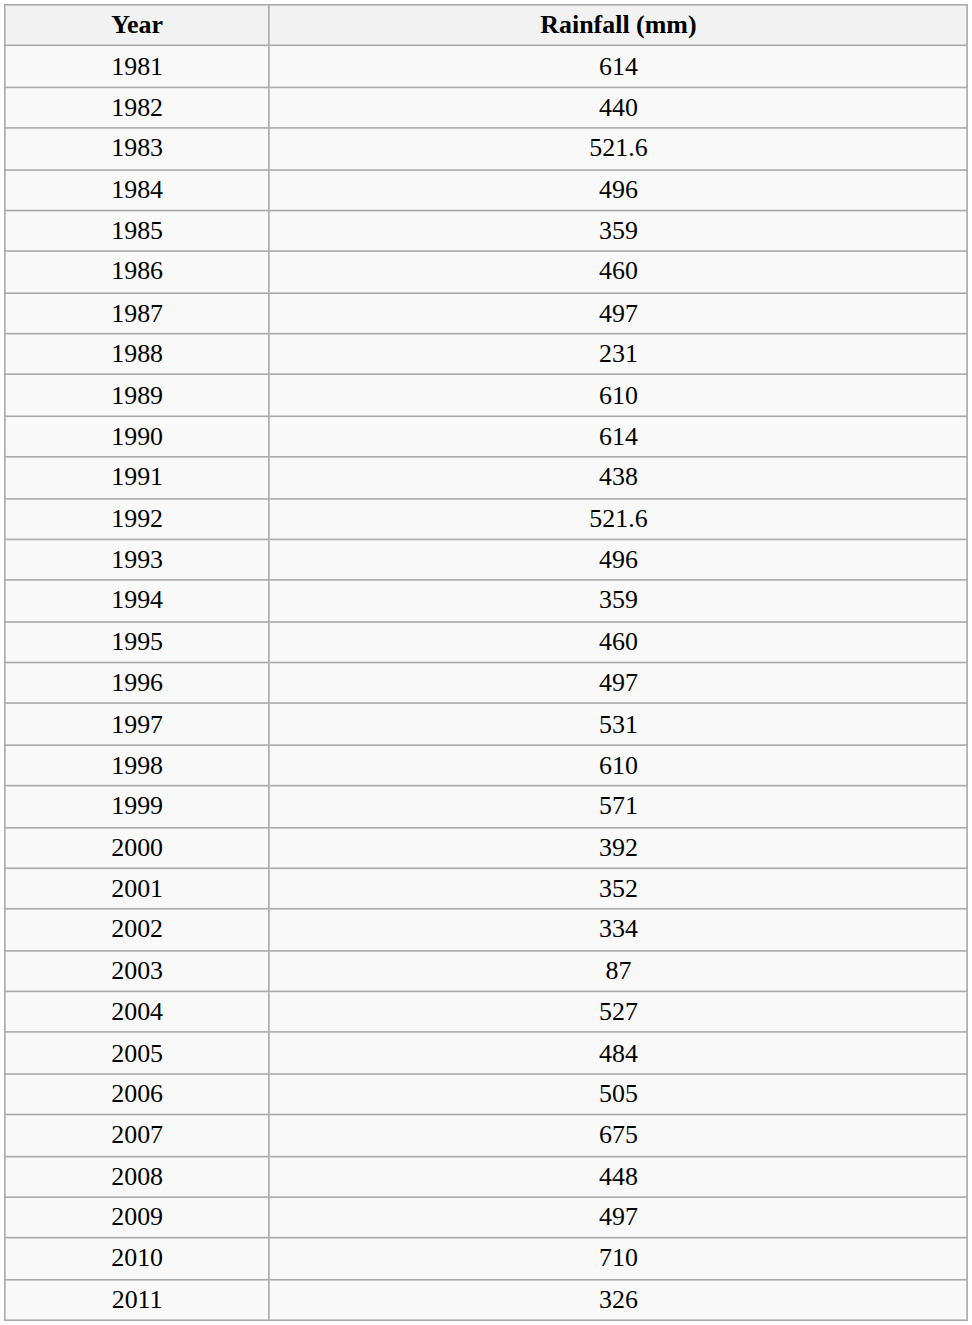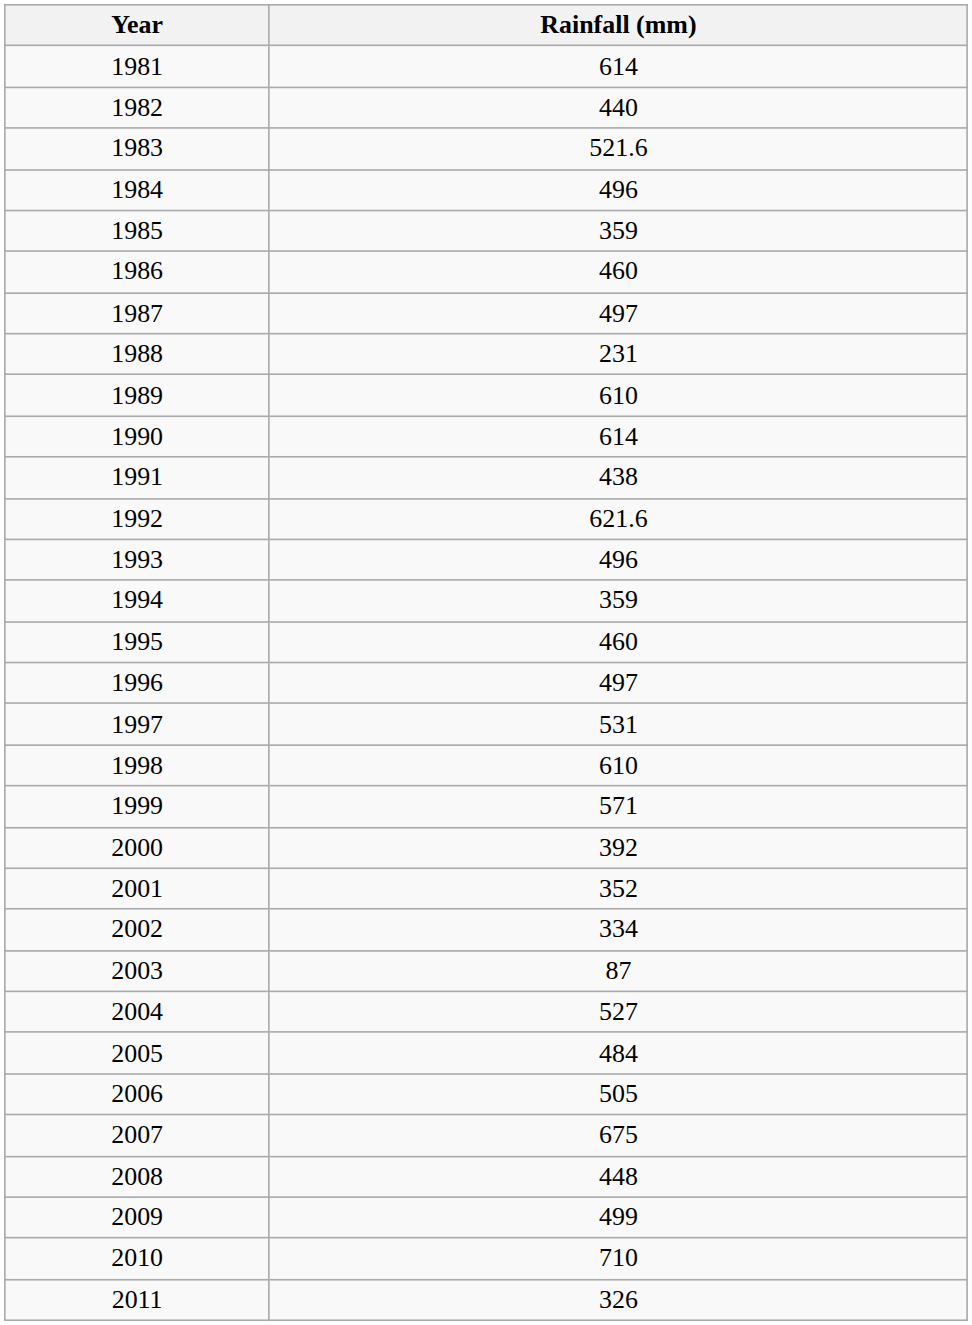(618, 518) 521.6 -> (618, 518) 621.6
(618, 1217) 497 -> (618, 1217) 499
